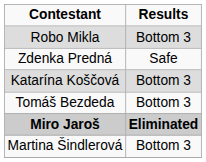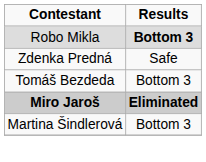(163, 37) normal -> (163, 37) bold
- row: (65, 80)
